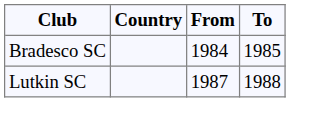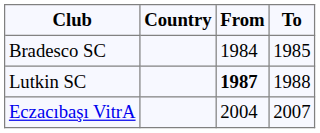(209, 81) normal -> (239, 81) bold
+ row: (72, 112)
